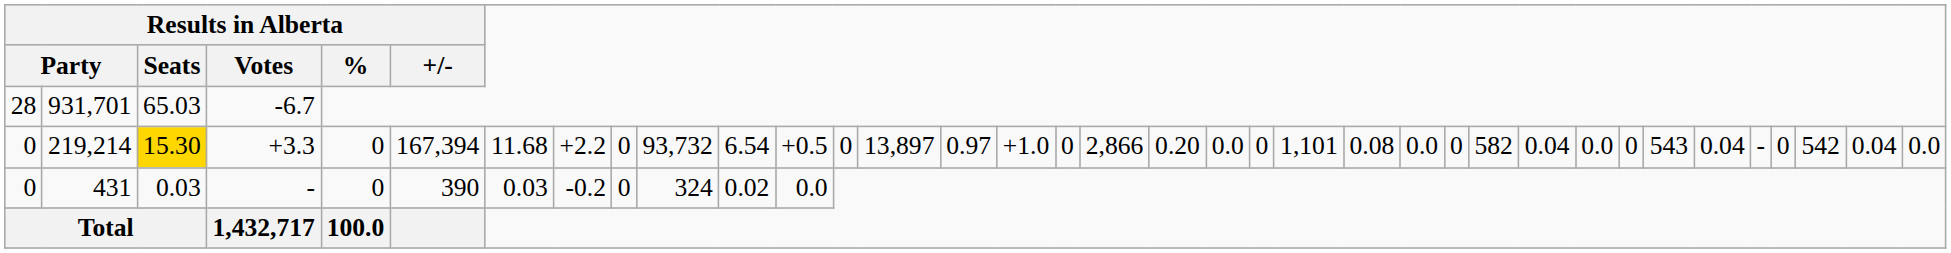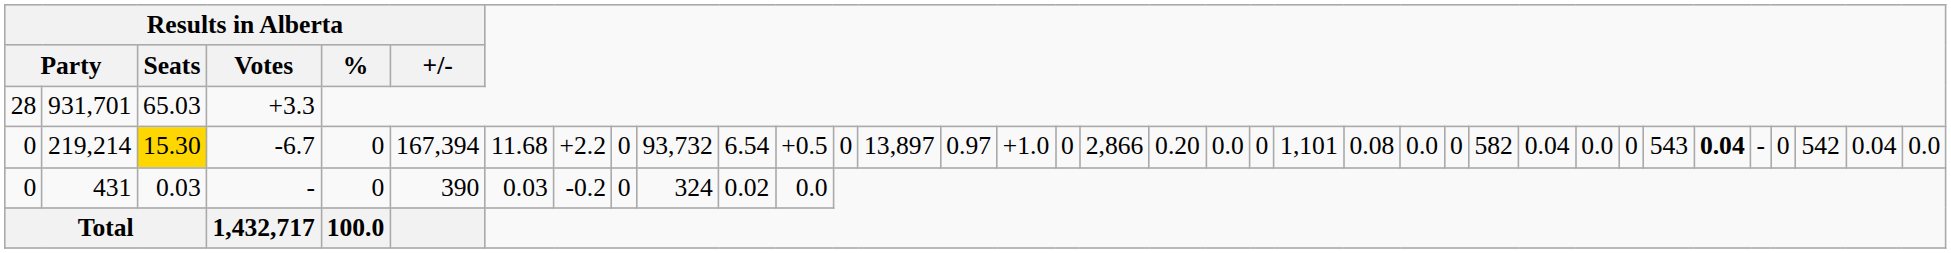(295, 106) -6.7 -> (292, 106) +3.3
(292, 146) +3.3 -> (295, 146) -6.7
(1722, 146) normal -> (1722, 146) bold
